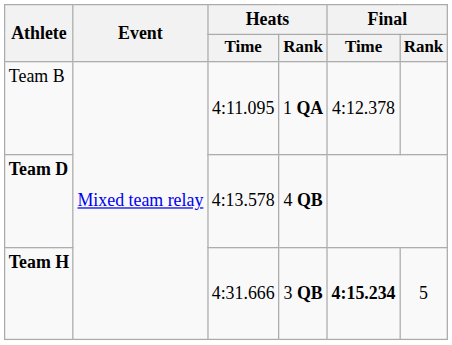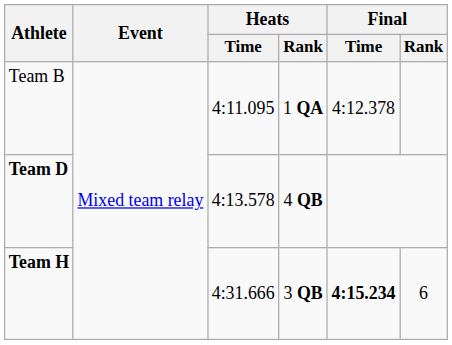(423, 293) 5 -> (423, 293) 6
